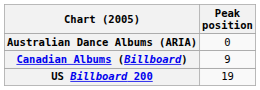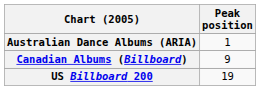(227, 42) 0 -> (227, 42) 1
